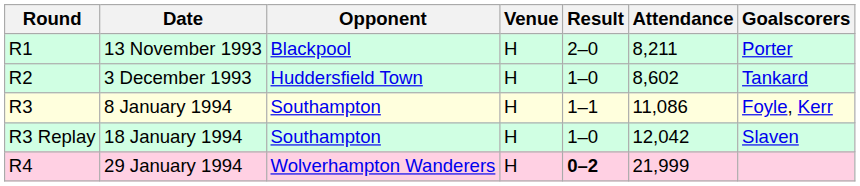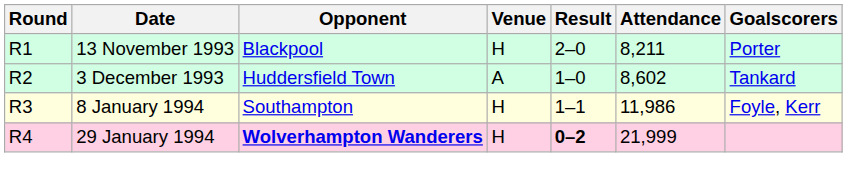(511, 78) H -> (498, 78) A
(660, 107) 11,086 -> (648, 107) 11,986
- row: (173, 136)
(383, 166) normal -> (363, 136) bold
